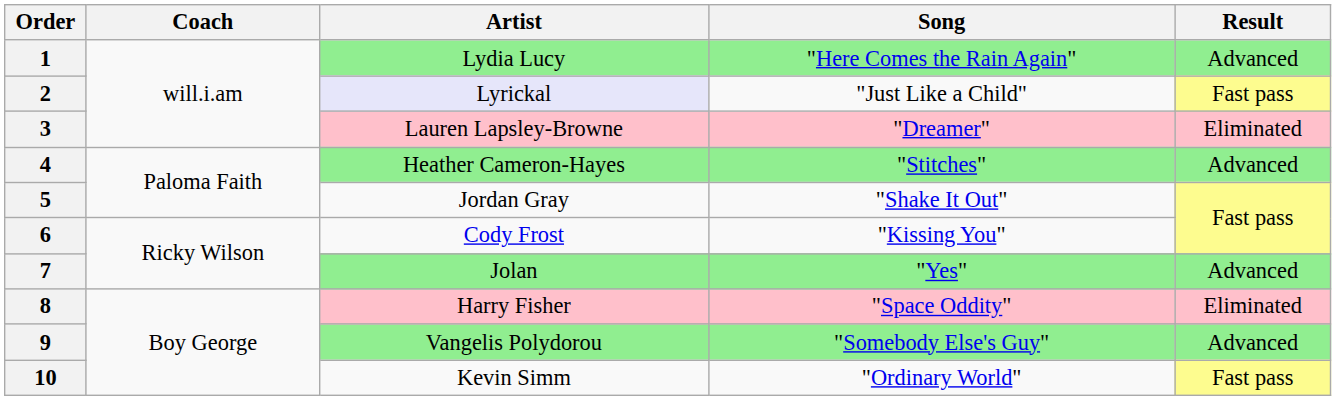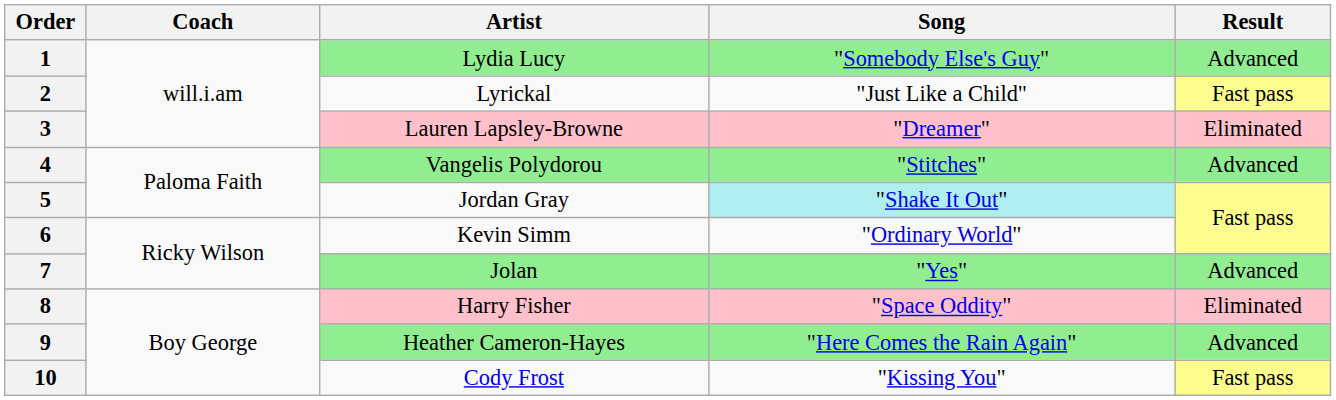(942, 57) "Here Comes the Rain Again" -> (942, 57) "Somebody Else's Guy"
(514, 93) lavender background -> (514, 93) no background
(514, 164) Heather Cameron-Hayes -> (514, 164) Vangelis Polydorou
(942, 199) no background -> (942, 199) paleturquoise background
(514, 235) Cody Frost -> (514, 235) Kevin Simm
(942, 235) "Kissing You" -> (942, 235) "Ordinary World"
(514, 341) Vangelis Polydorou -> (514, 341) Heather Cameron-Hayes
(942, 341) "Somebody Else's Guy" -> (942, 341) "Here Comes the Rain Again"
(514, 377) Kevin Simm -> (514, 377) Cody Frost
(942, 377) "Ordinary World" -> (942, 377) "Kissing You"
